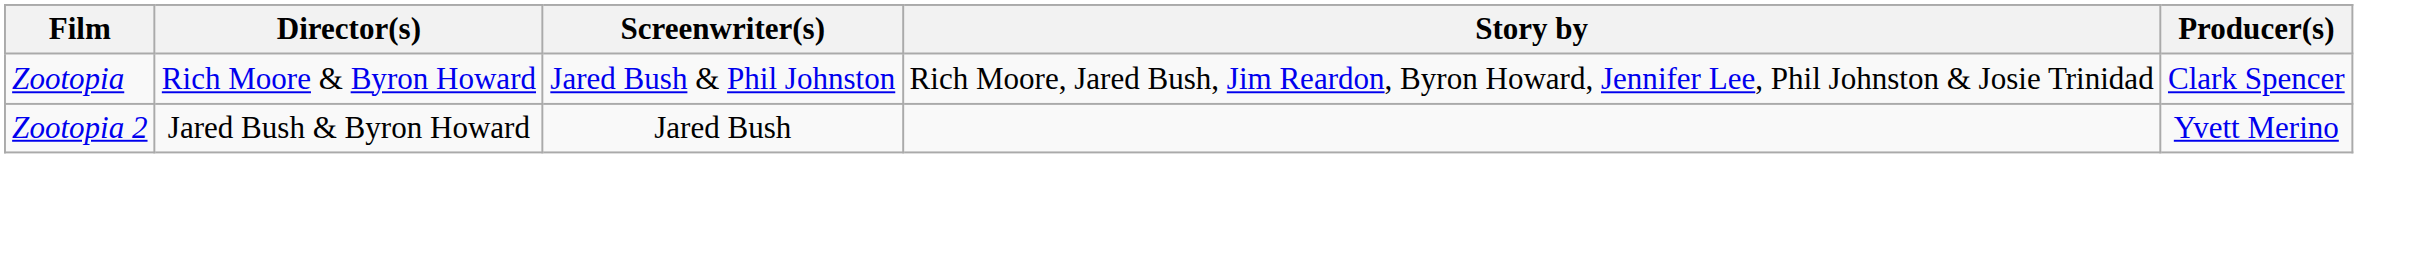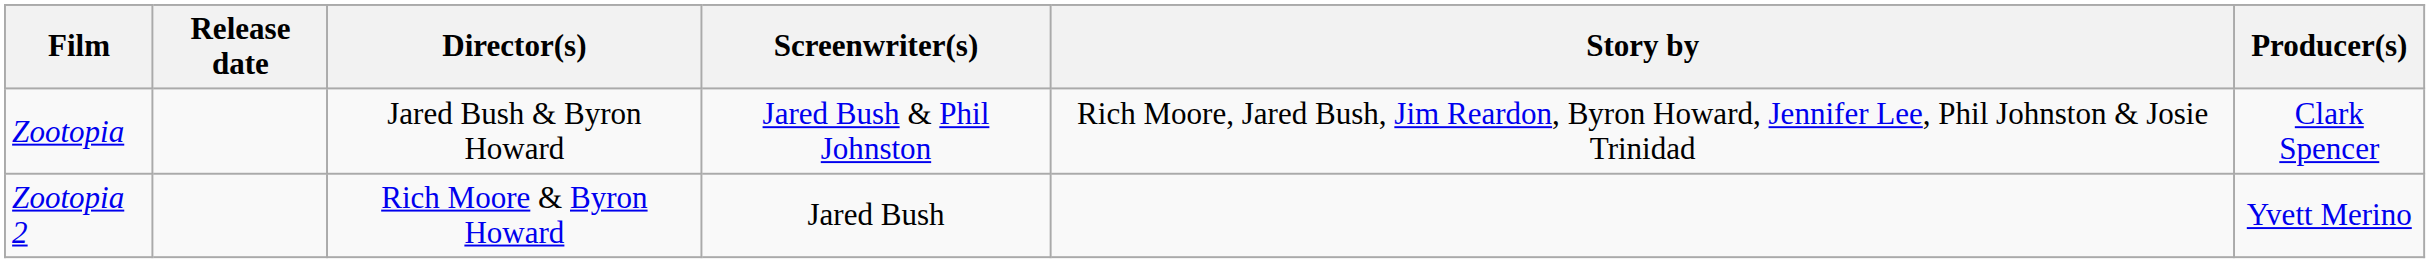+ column: (240, 46)
(349, 78) Rich Moore & Byron Howard -> (514, 130) Jared Bush & Byron Howard
(349, 127) Jared Bush & Byron Howard -> (514, 214) Rich Moore & Byron Howard
